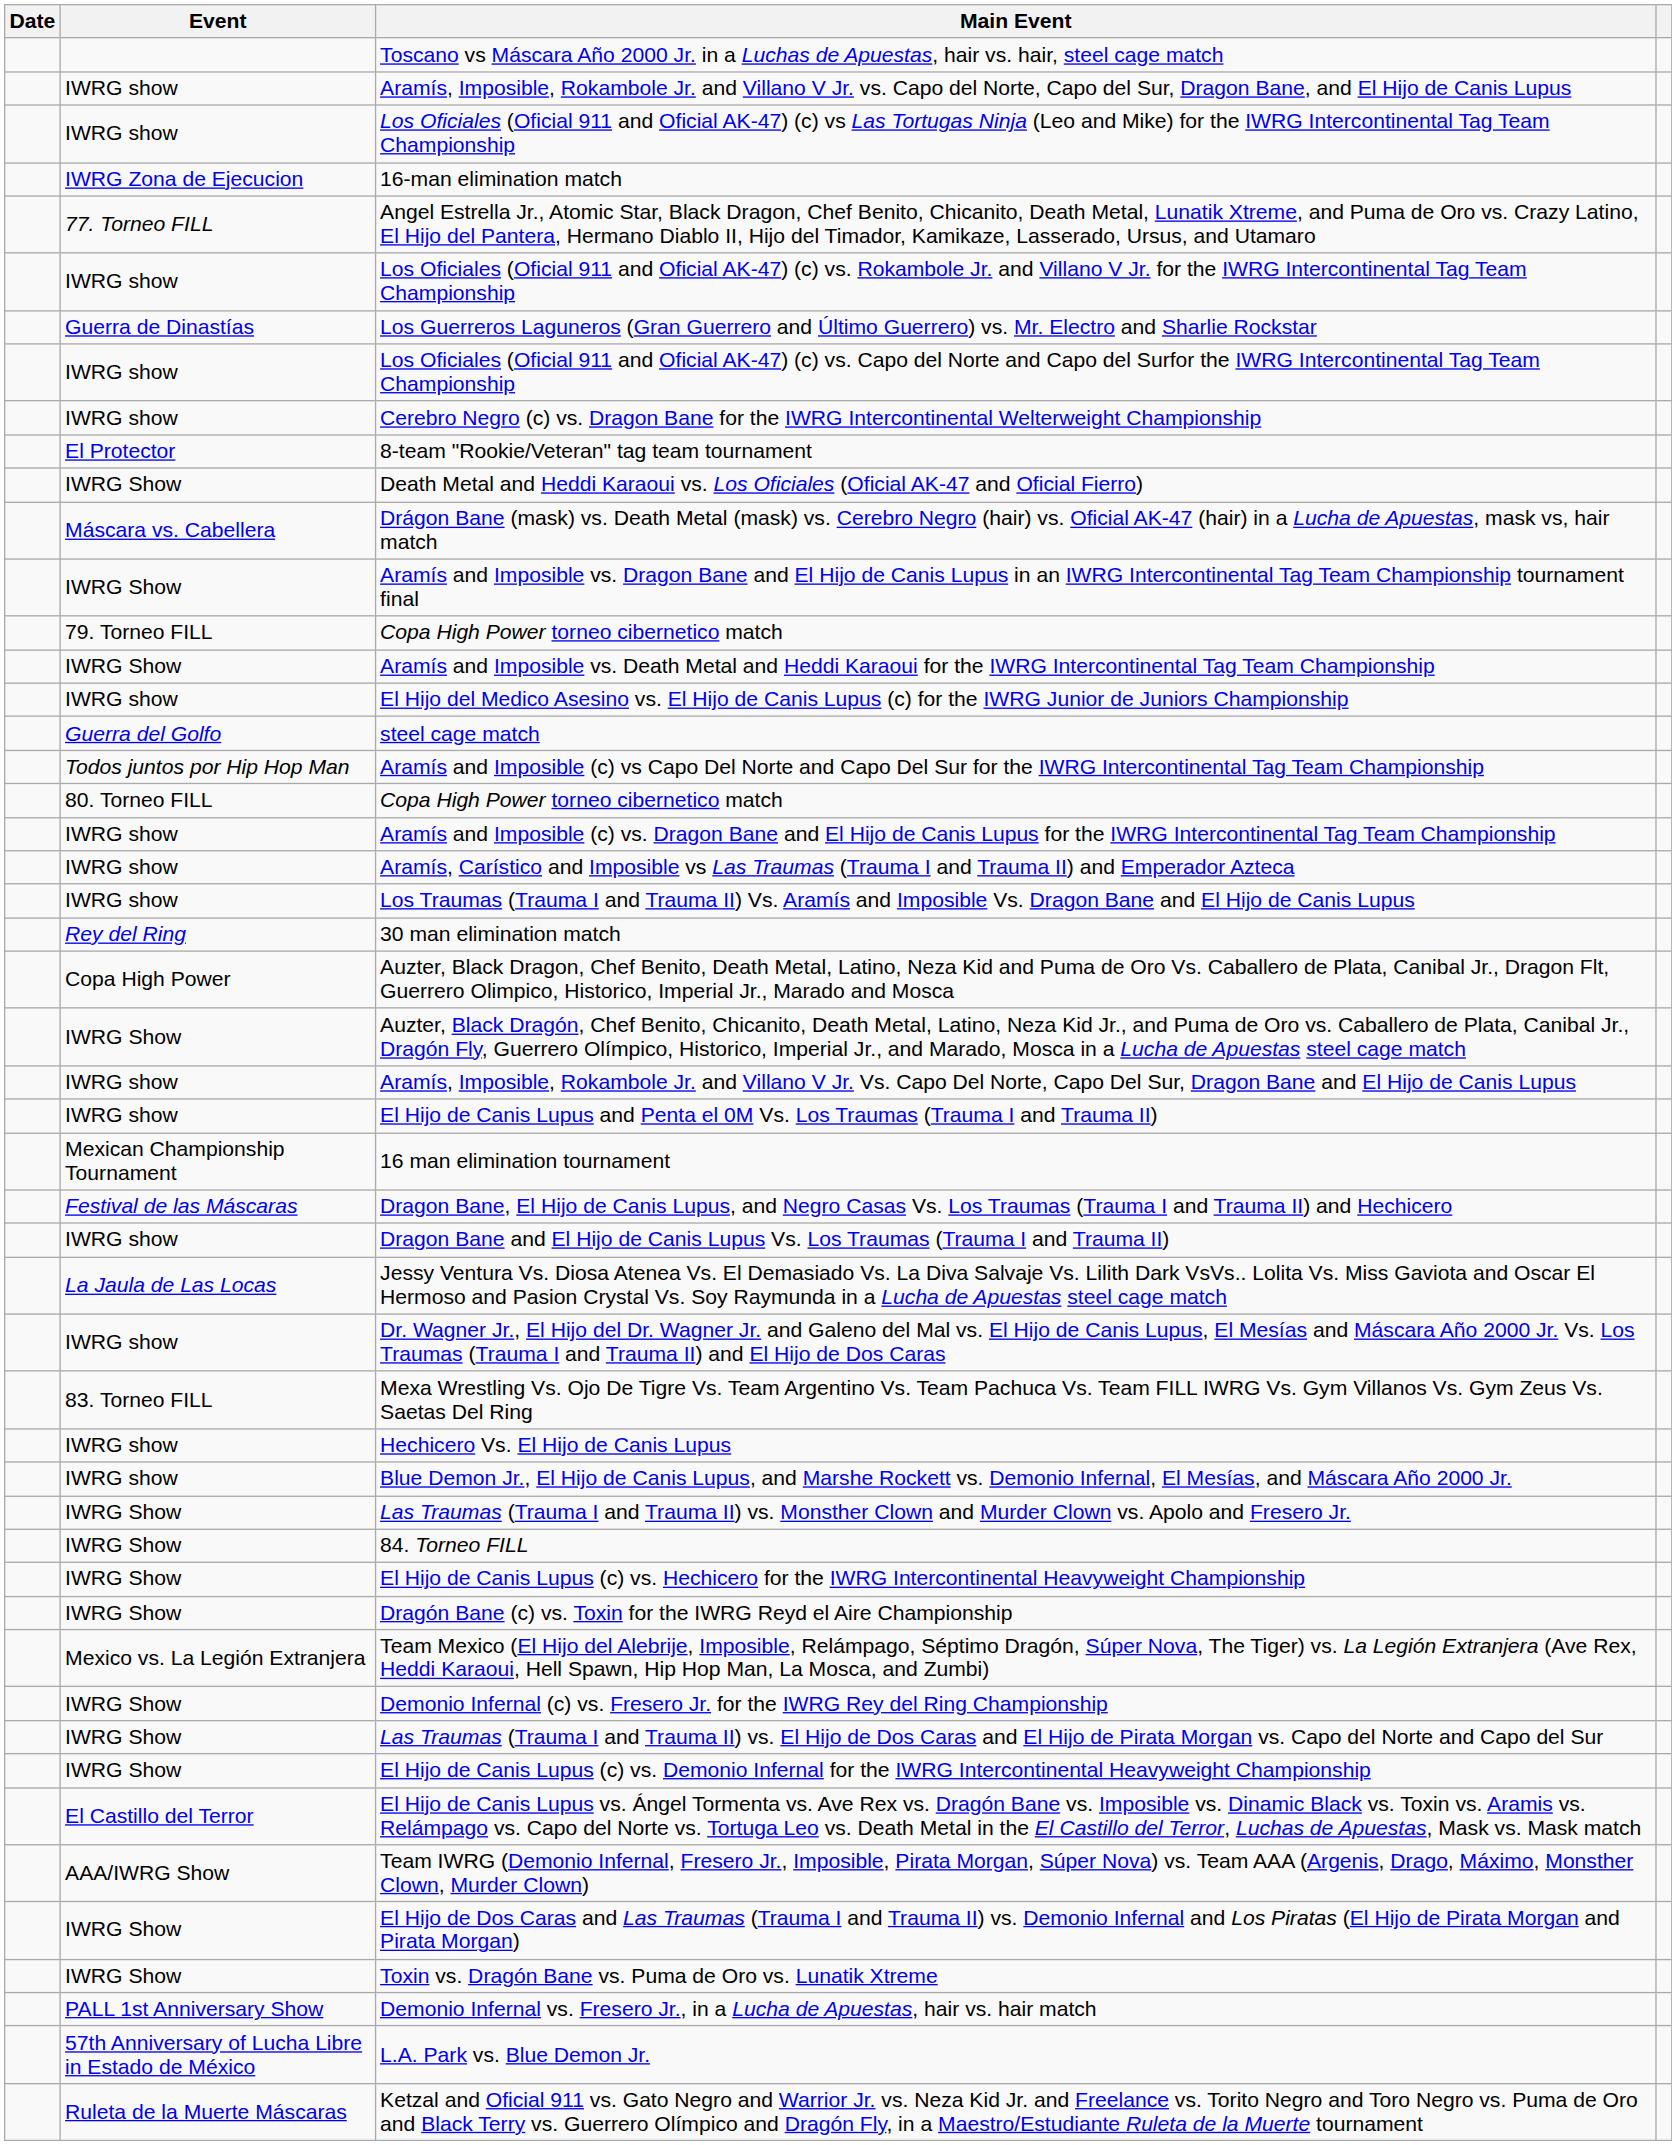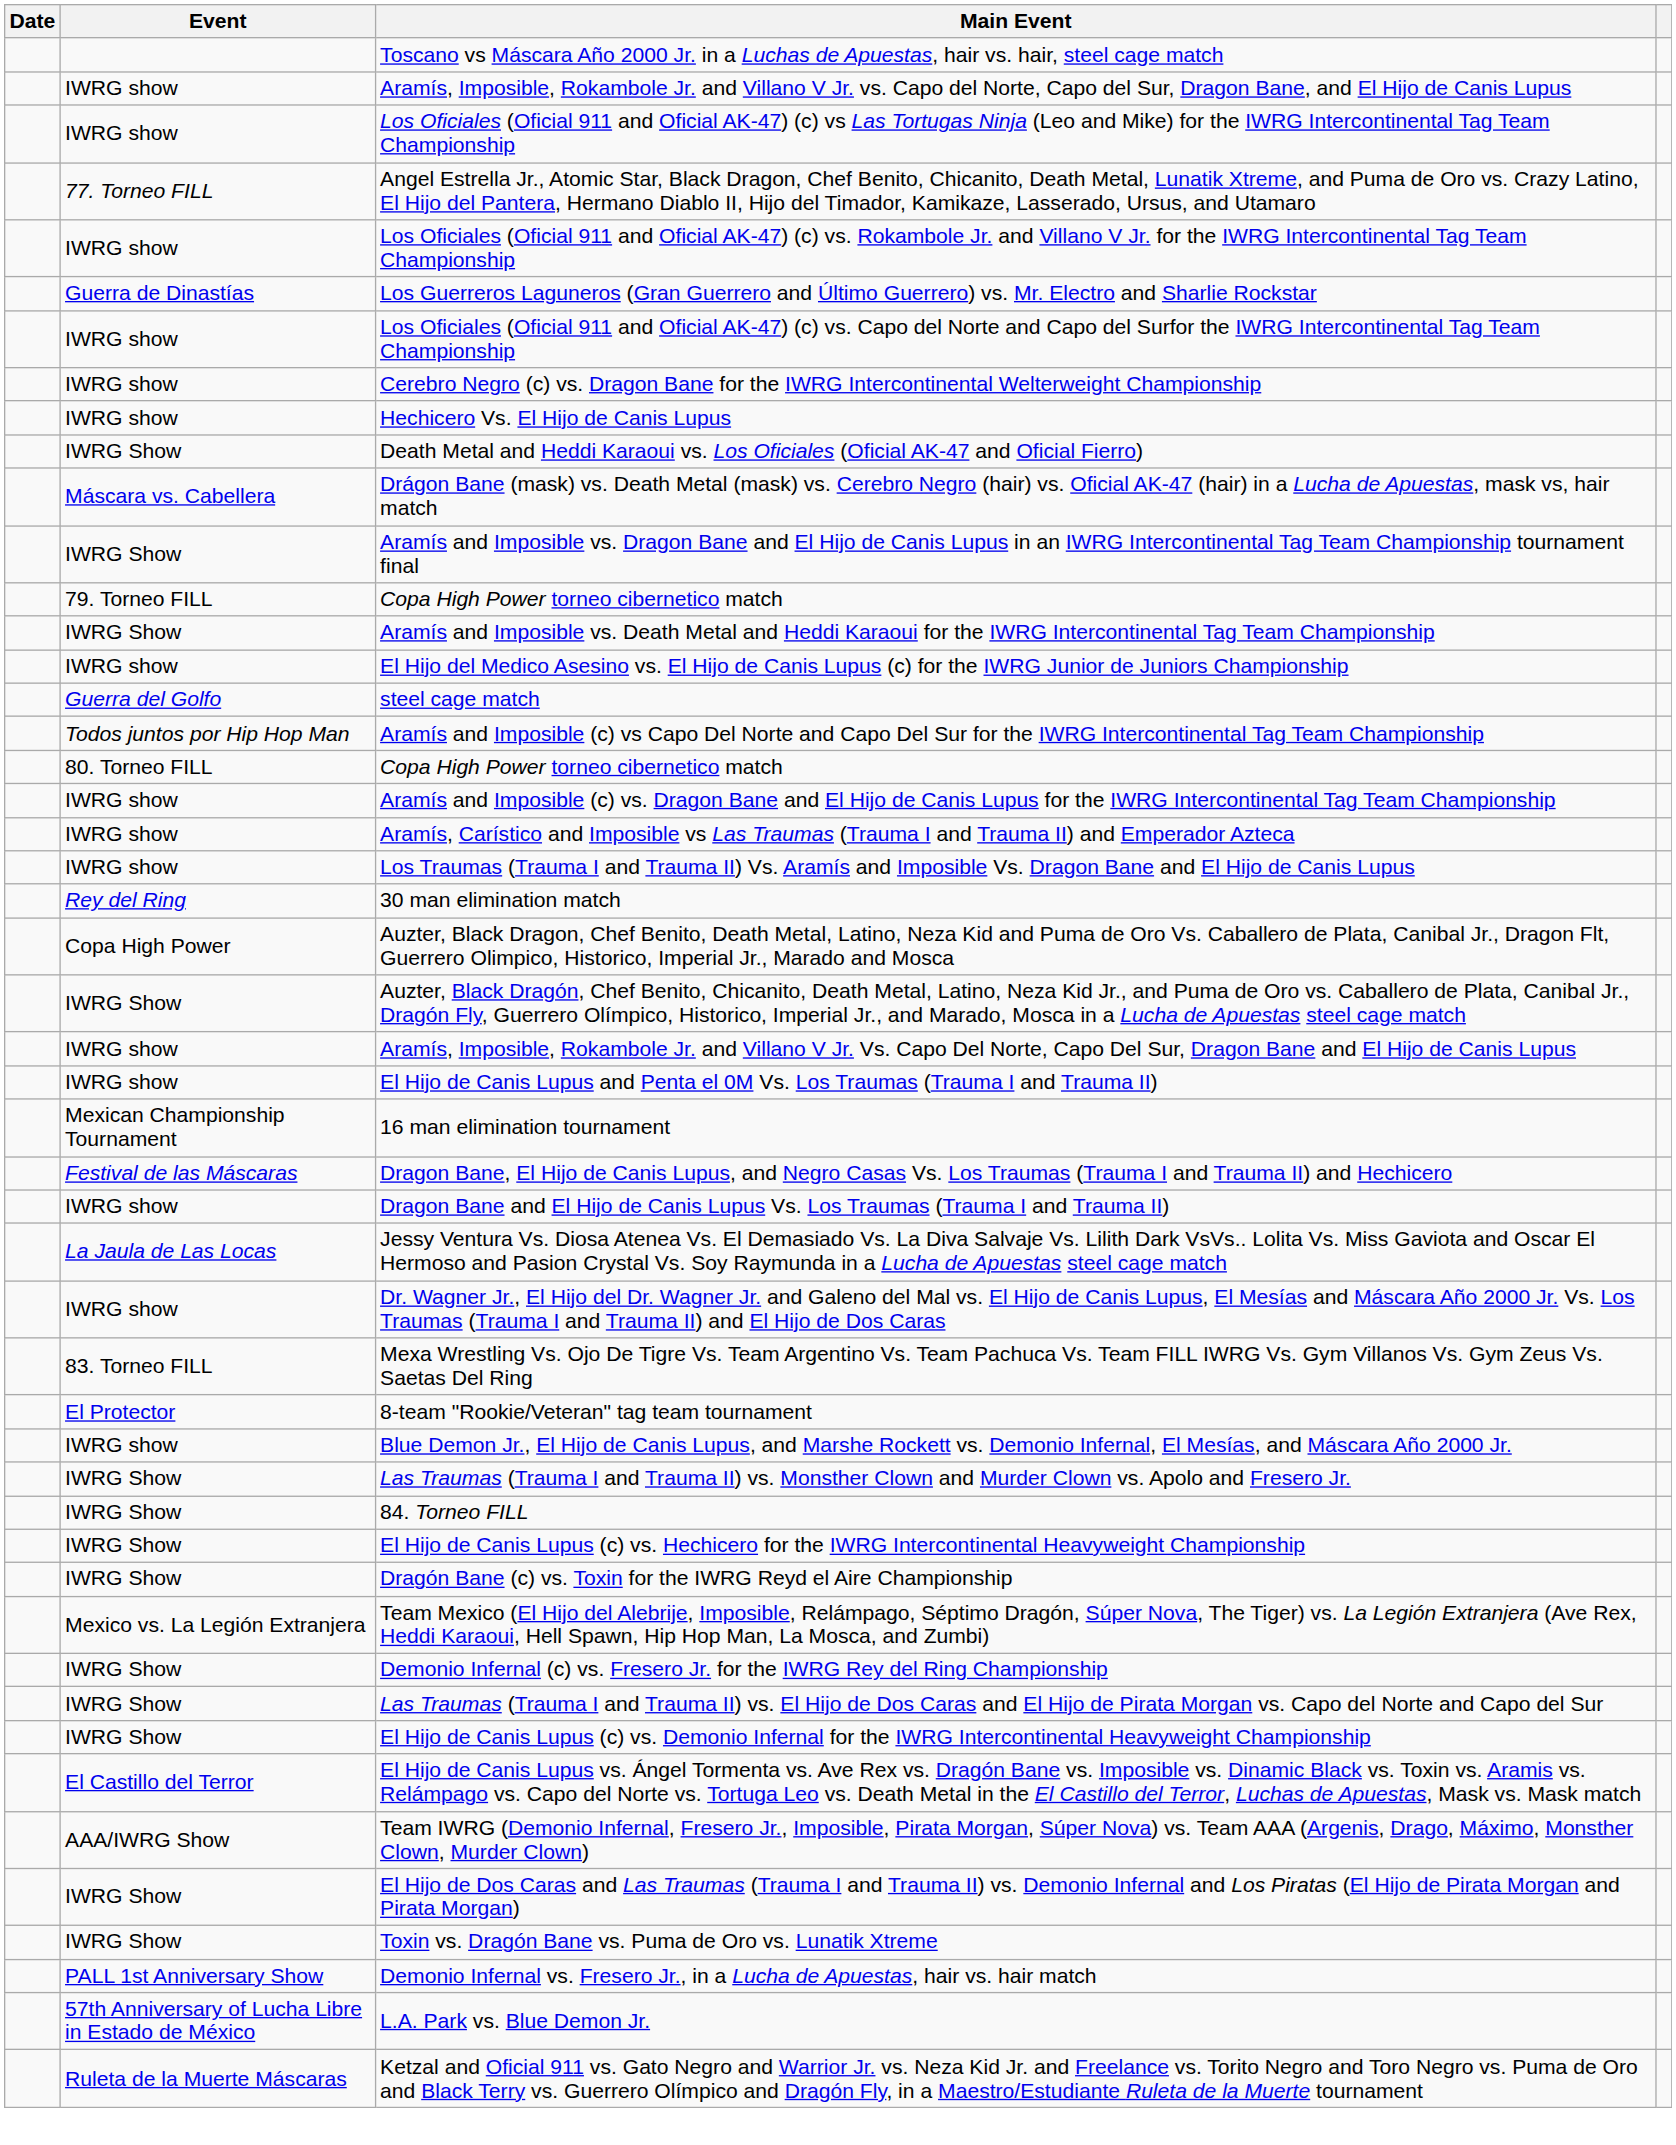- row: (184, 178)
rows swapped: (120, 451) <-> (121, 1445)
